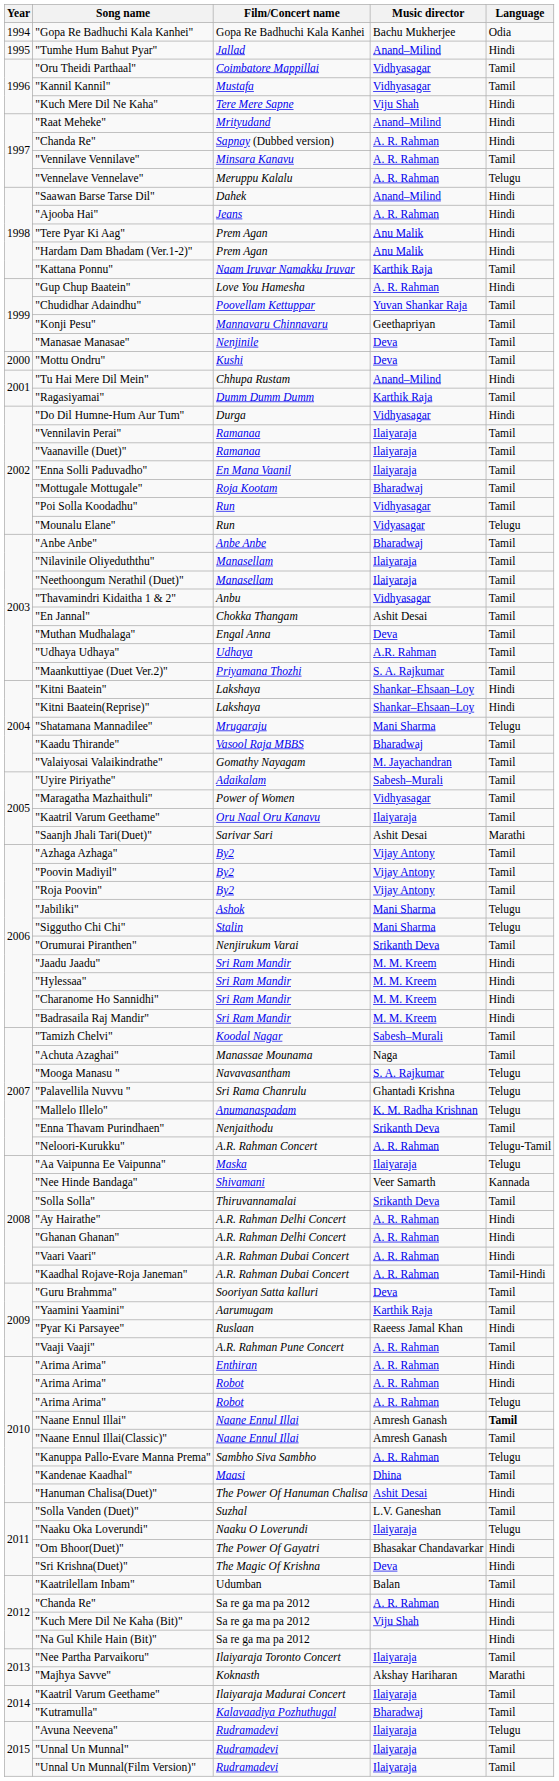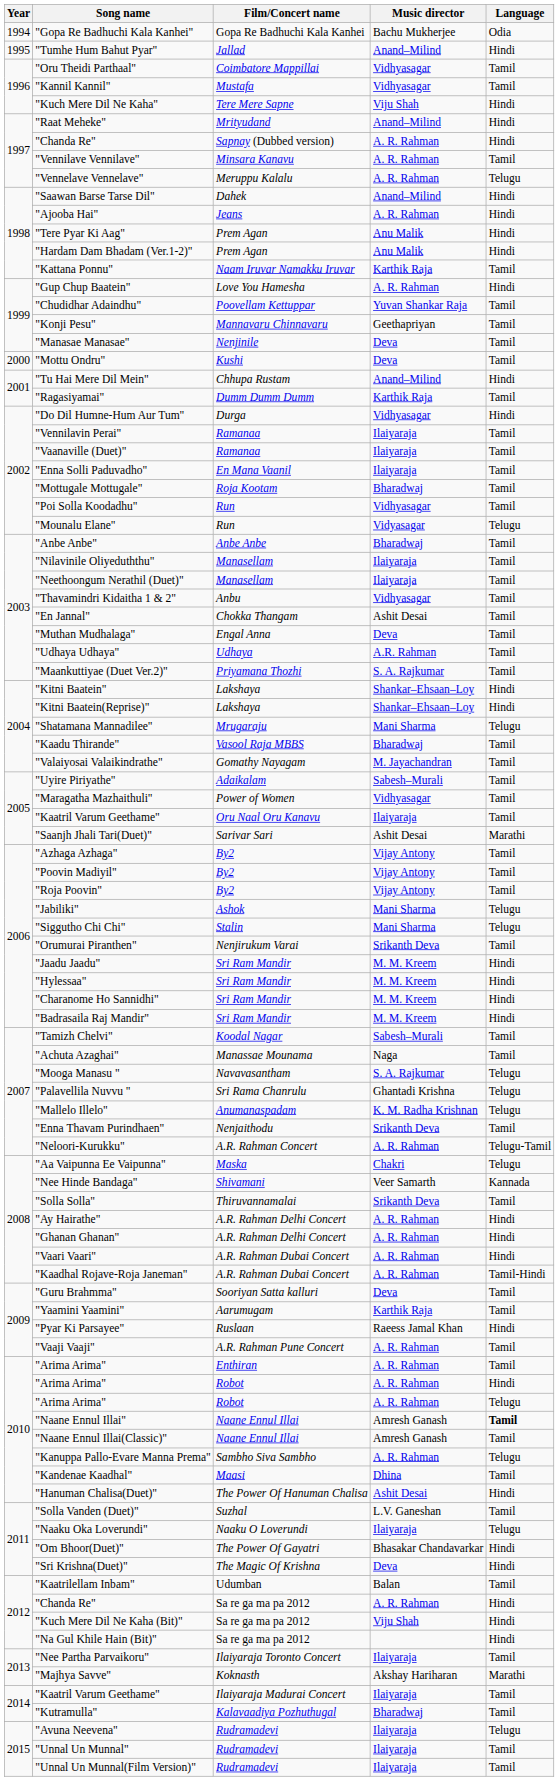(395, 1164) Ilaiyaraja -> (389, 1164) Chakri
(502, 1365) Hindi -> (502, 1365) Tamil
